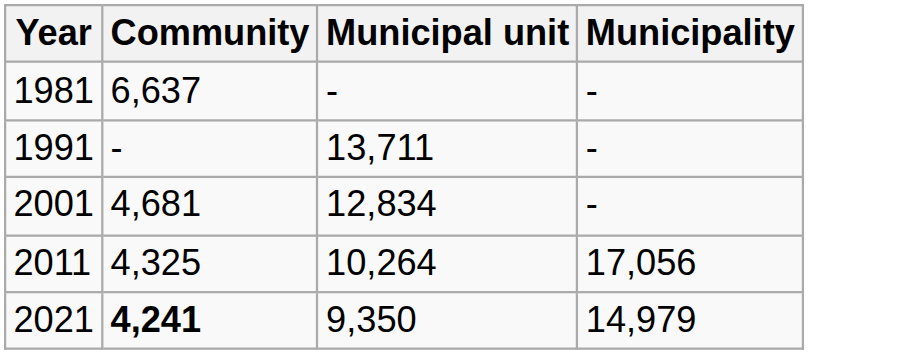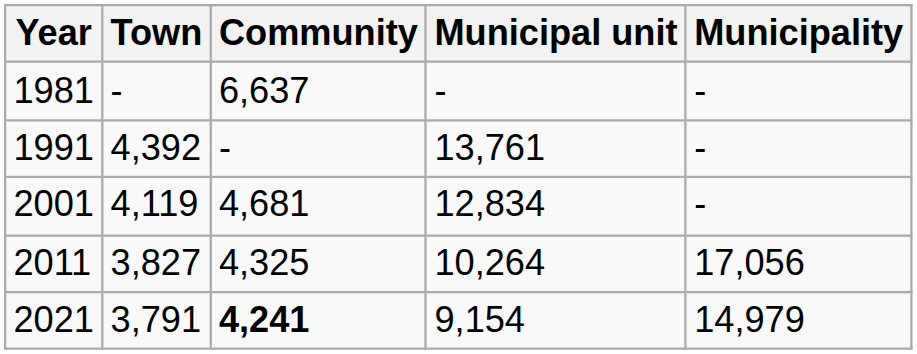+ column: (156, 33)
(380, 147) 13,711 -> (490, 147) 13,761
(371, 319) 9,350 -> (480, 319) 9,154
